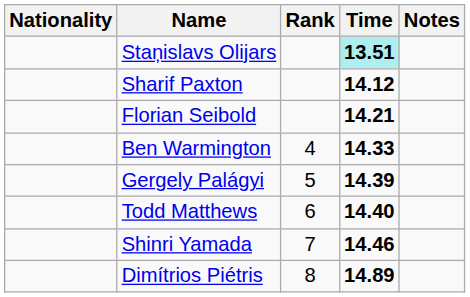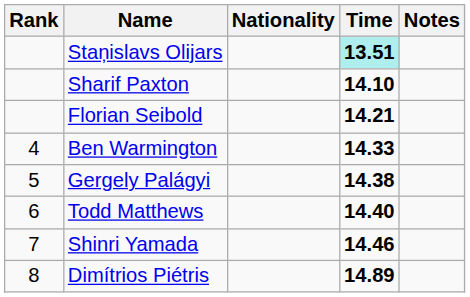columns swapped: (310, 20) <-> (61, 20)
(369, 84) 14.12 -> (369, 84) 14.10
(369, 180) 14.39 -> (369, 180) 14.38
